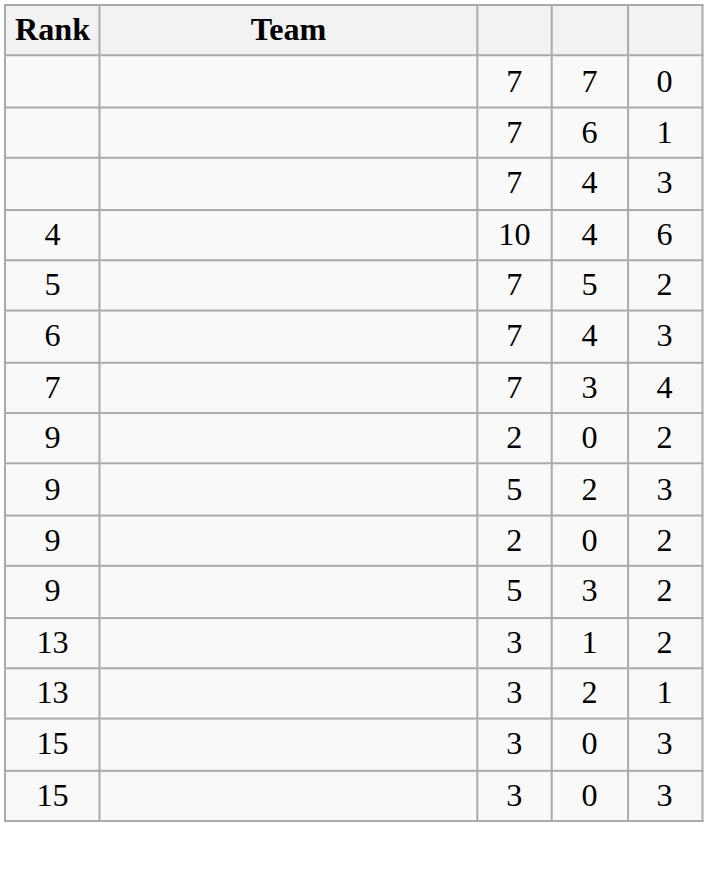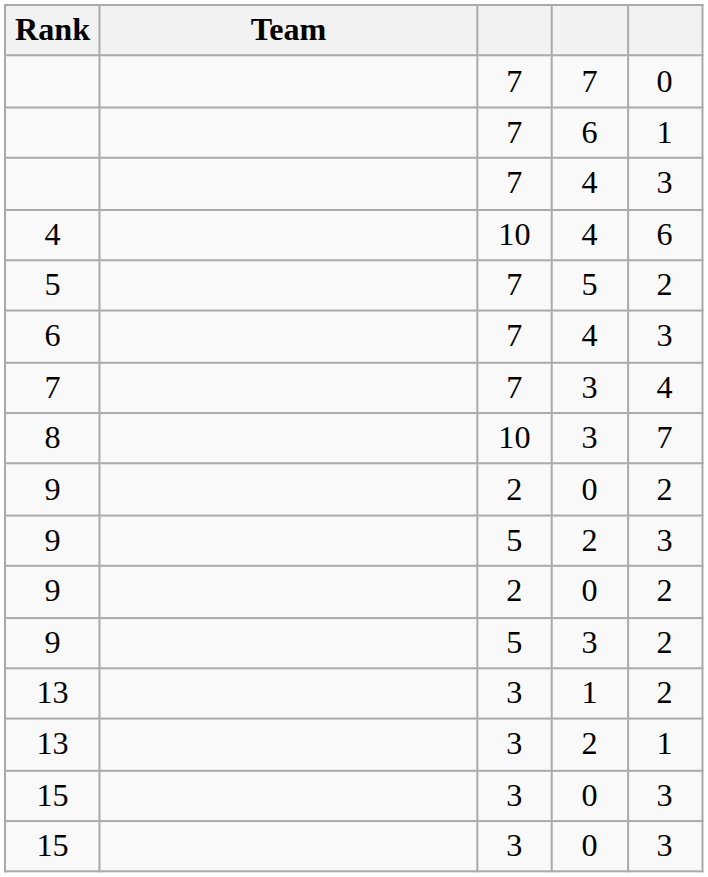+ row: (53, 438)
